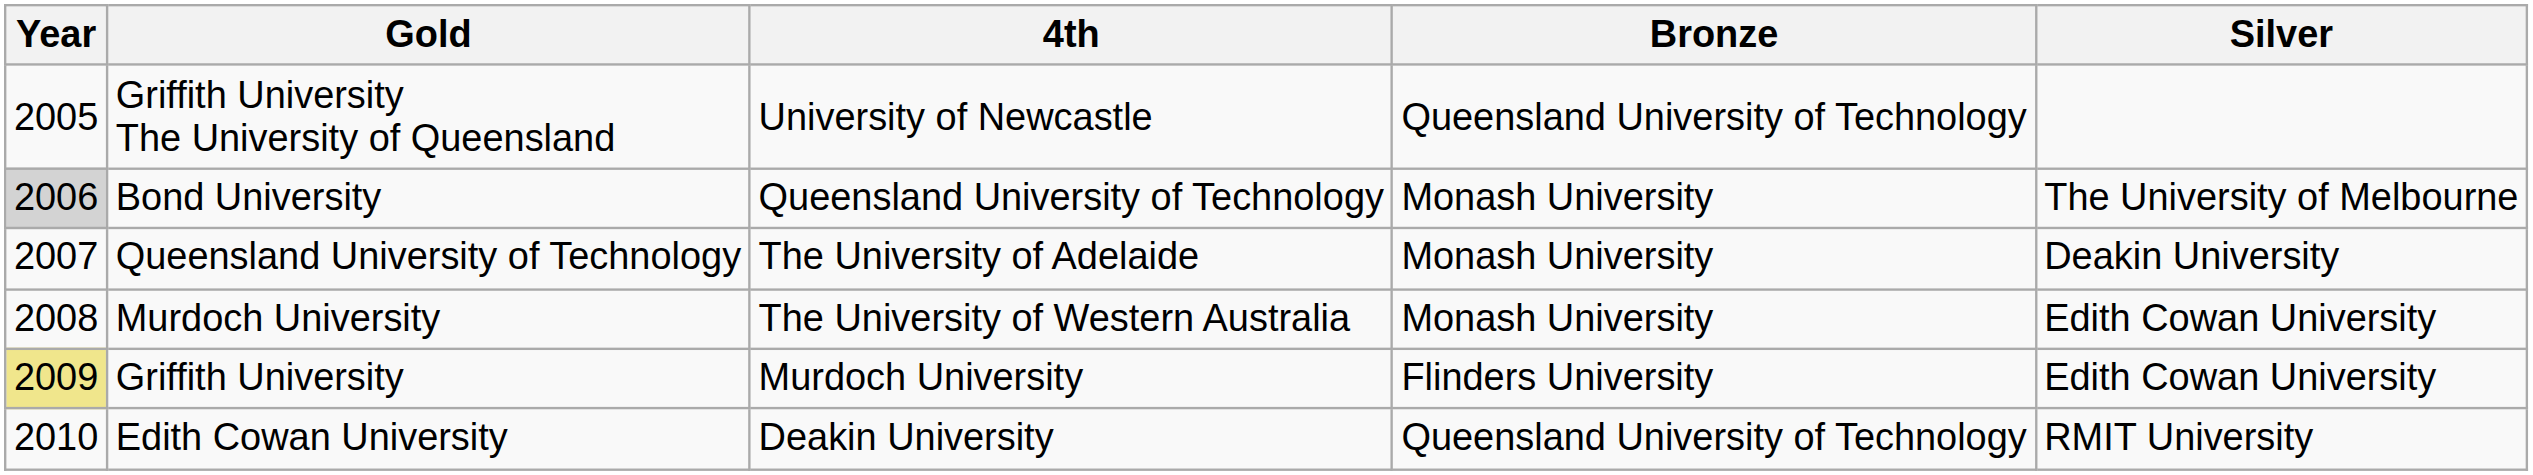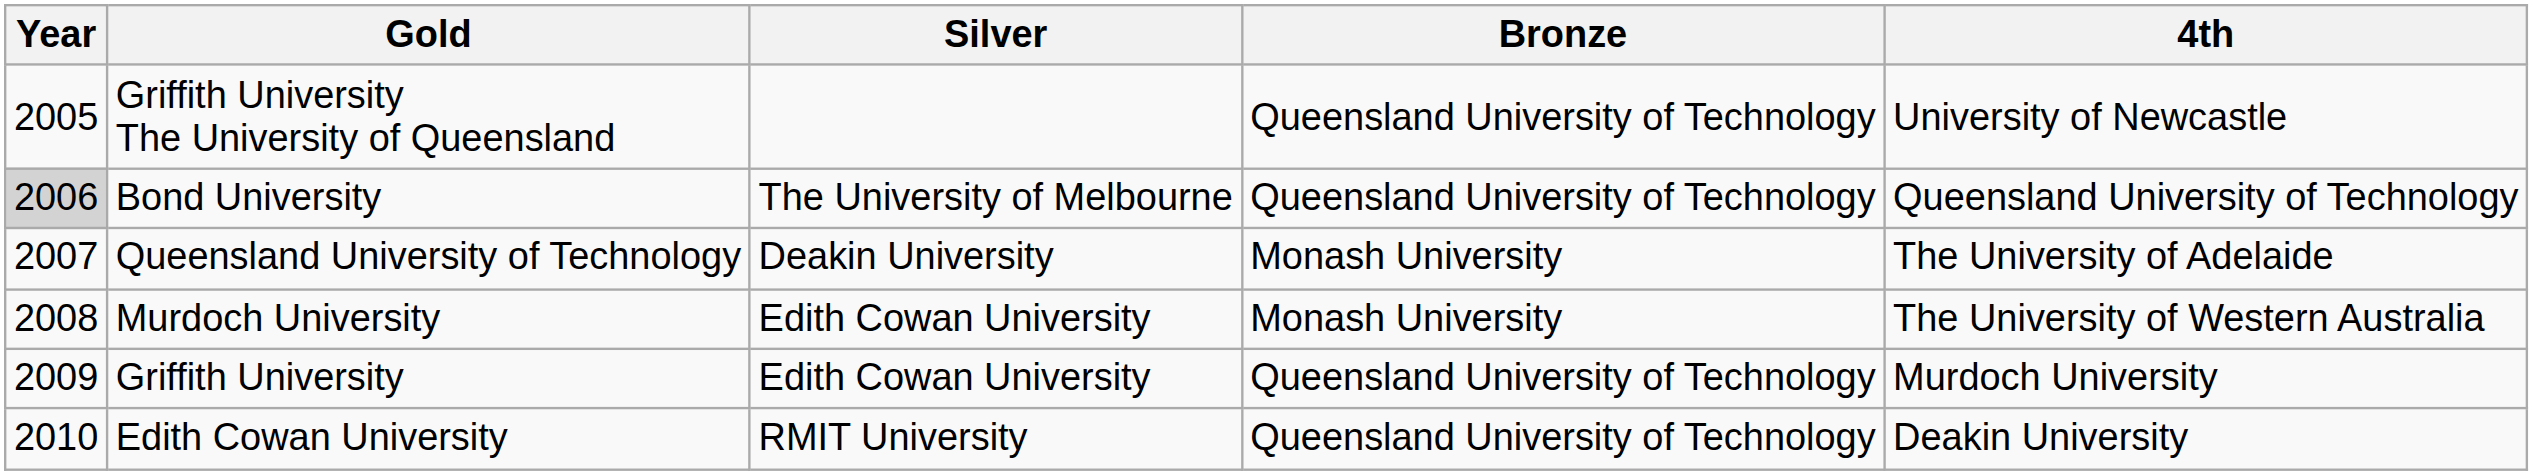columns swapped: (2281, 34) <-> (1071, 34)
(1557, 197) Monash University -> (1563, 197) Queensland University of Technology
(56, 377) khaki background -> (56, 377) no background
(1557, 377) Flinders University -> (1563, 377) Queensland University of Technology
